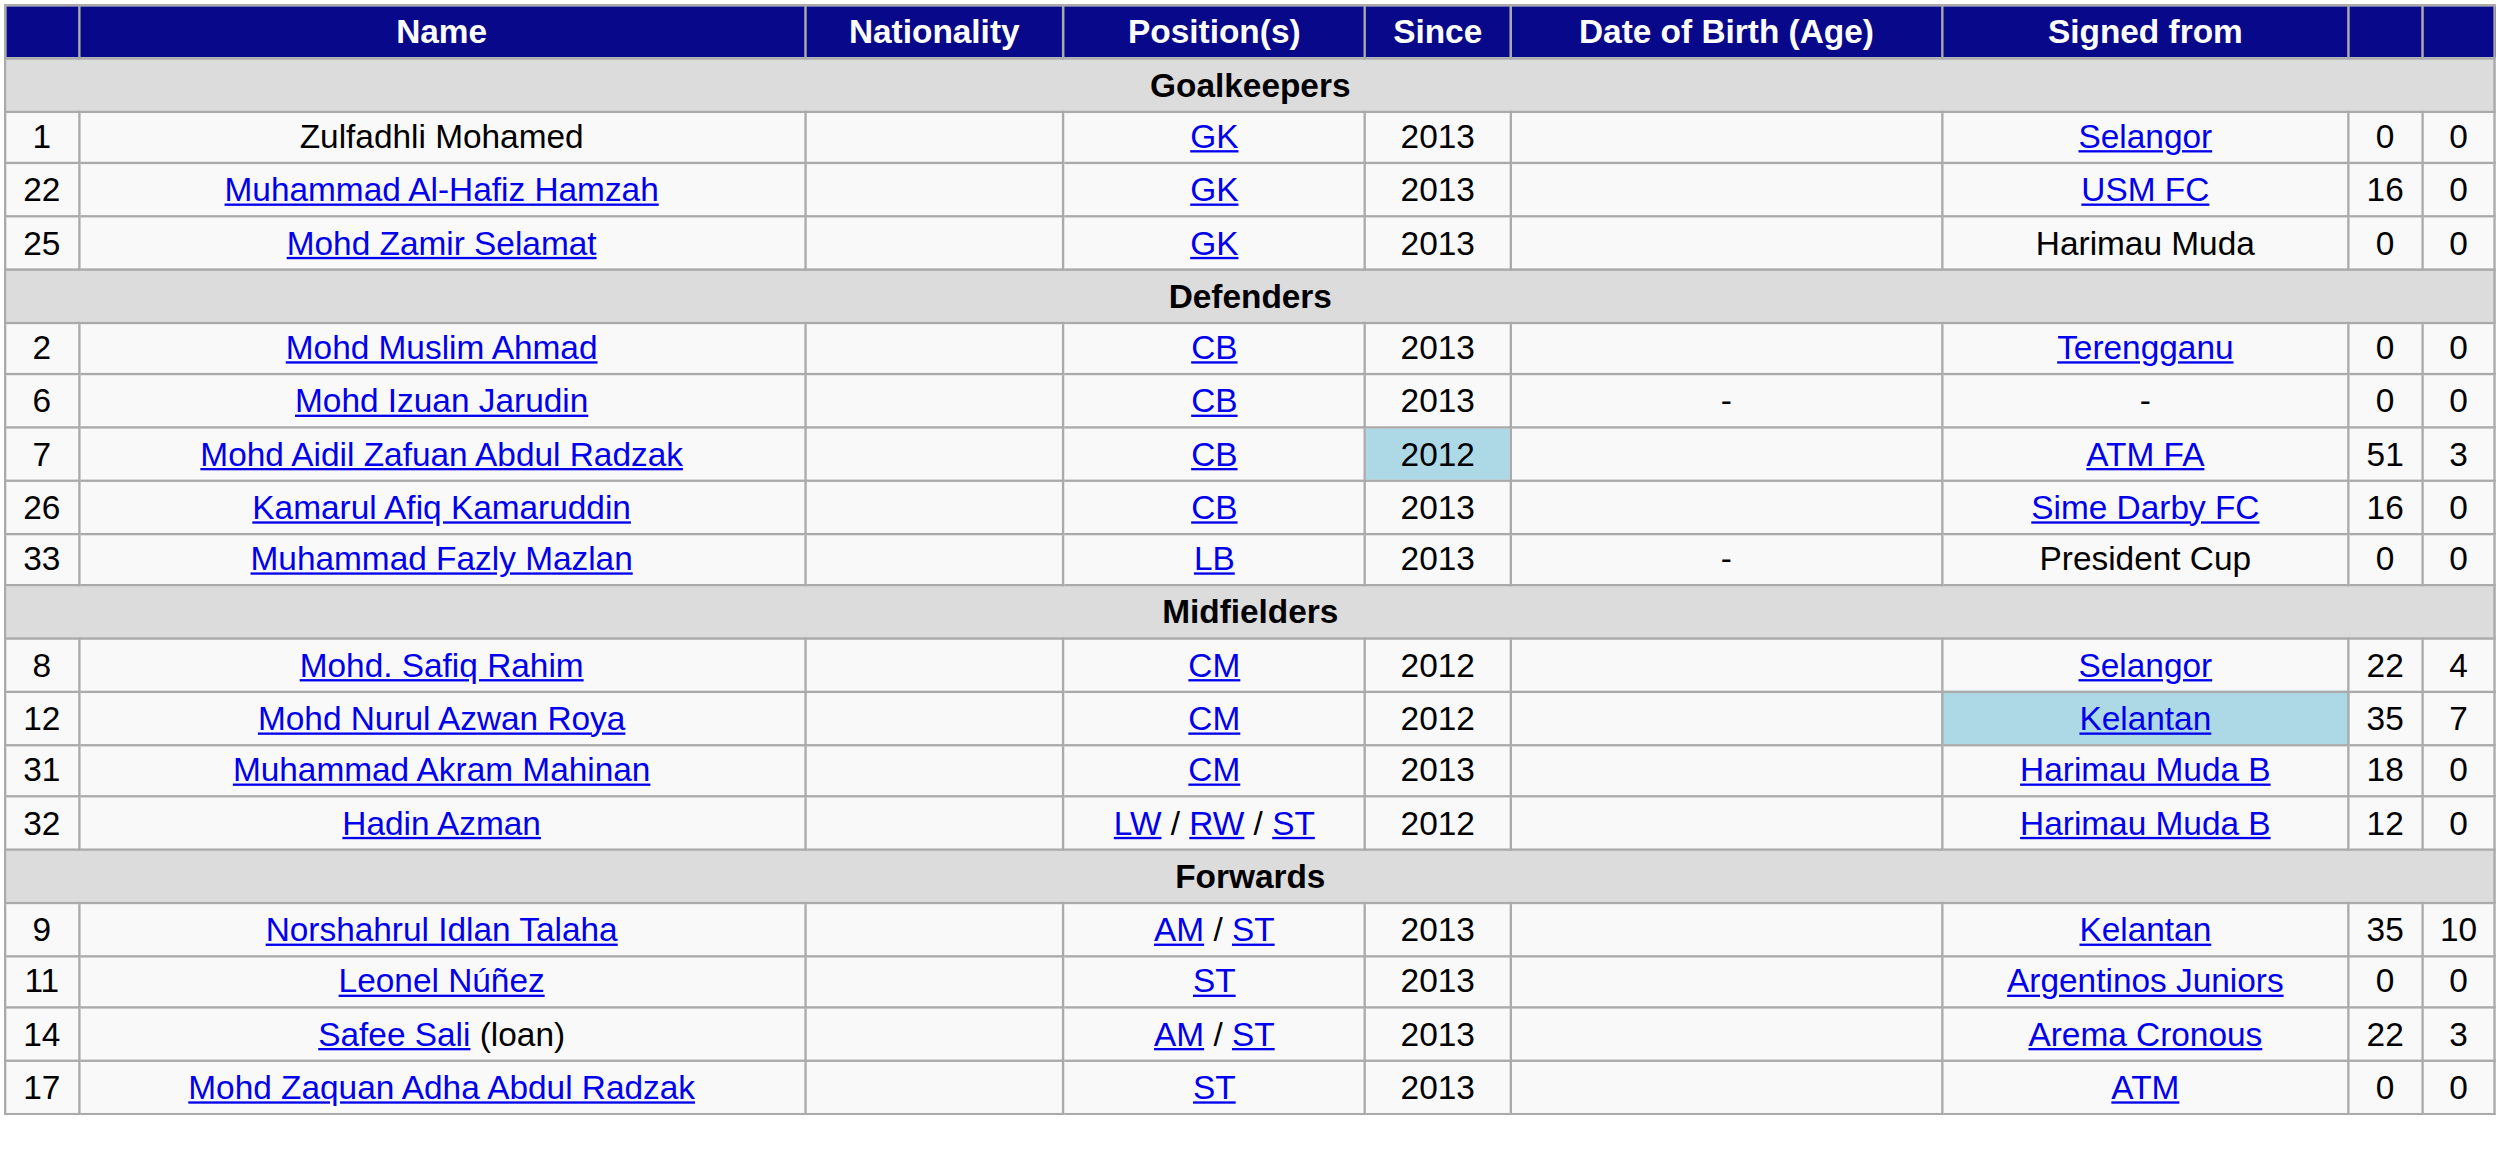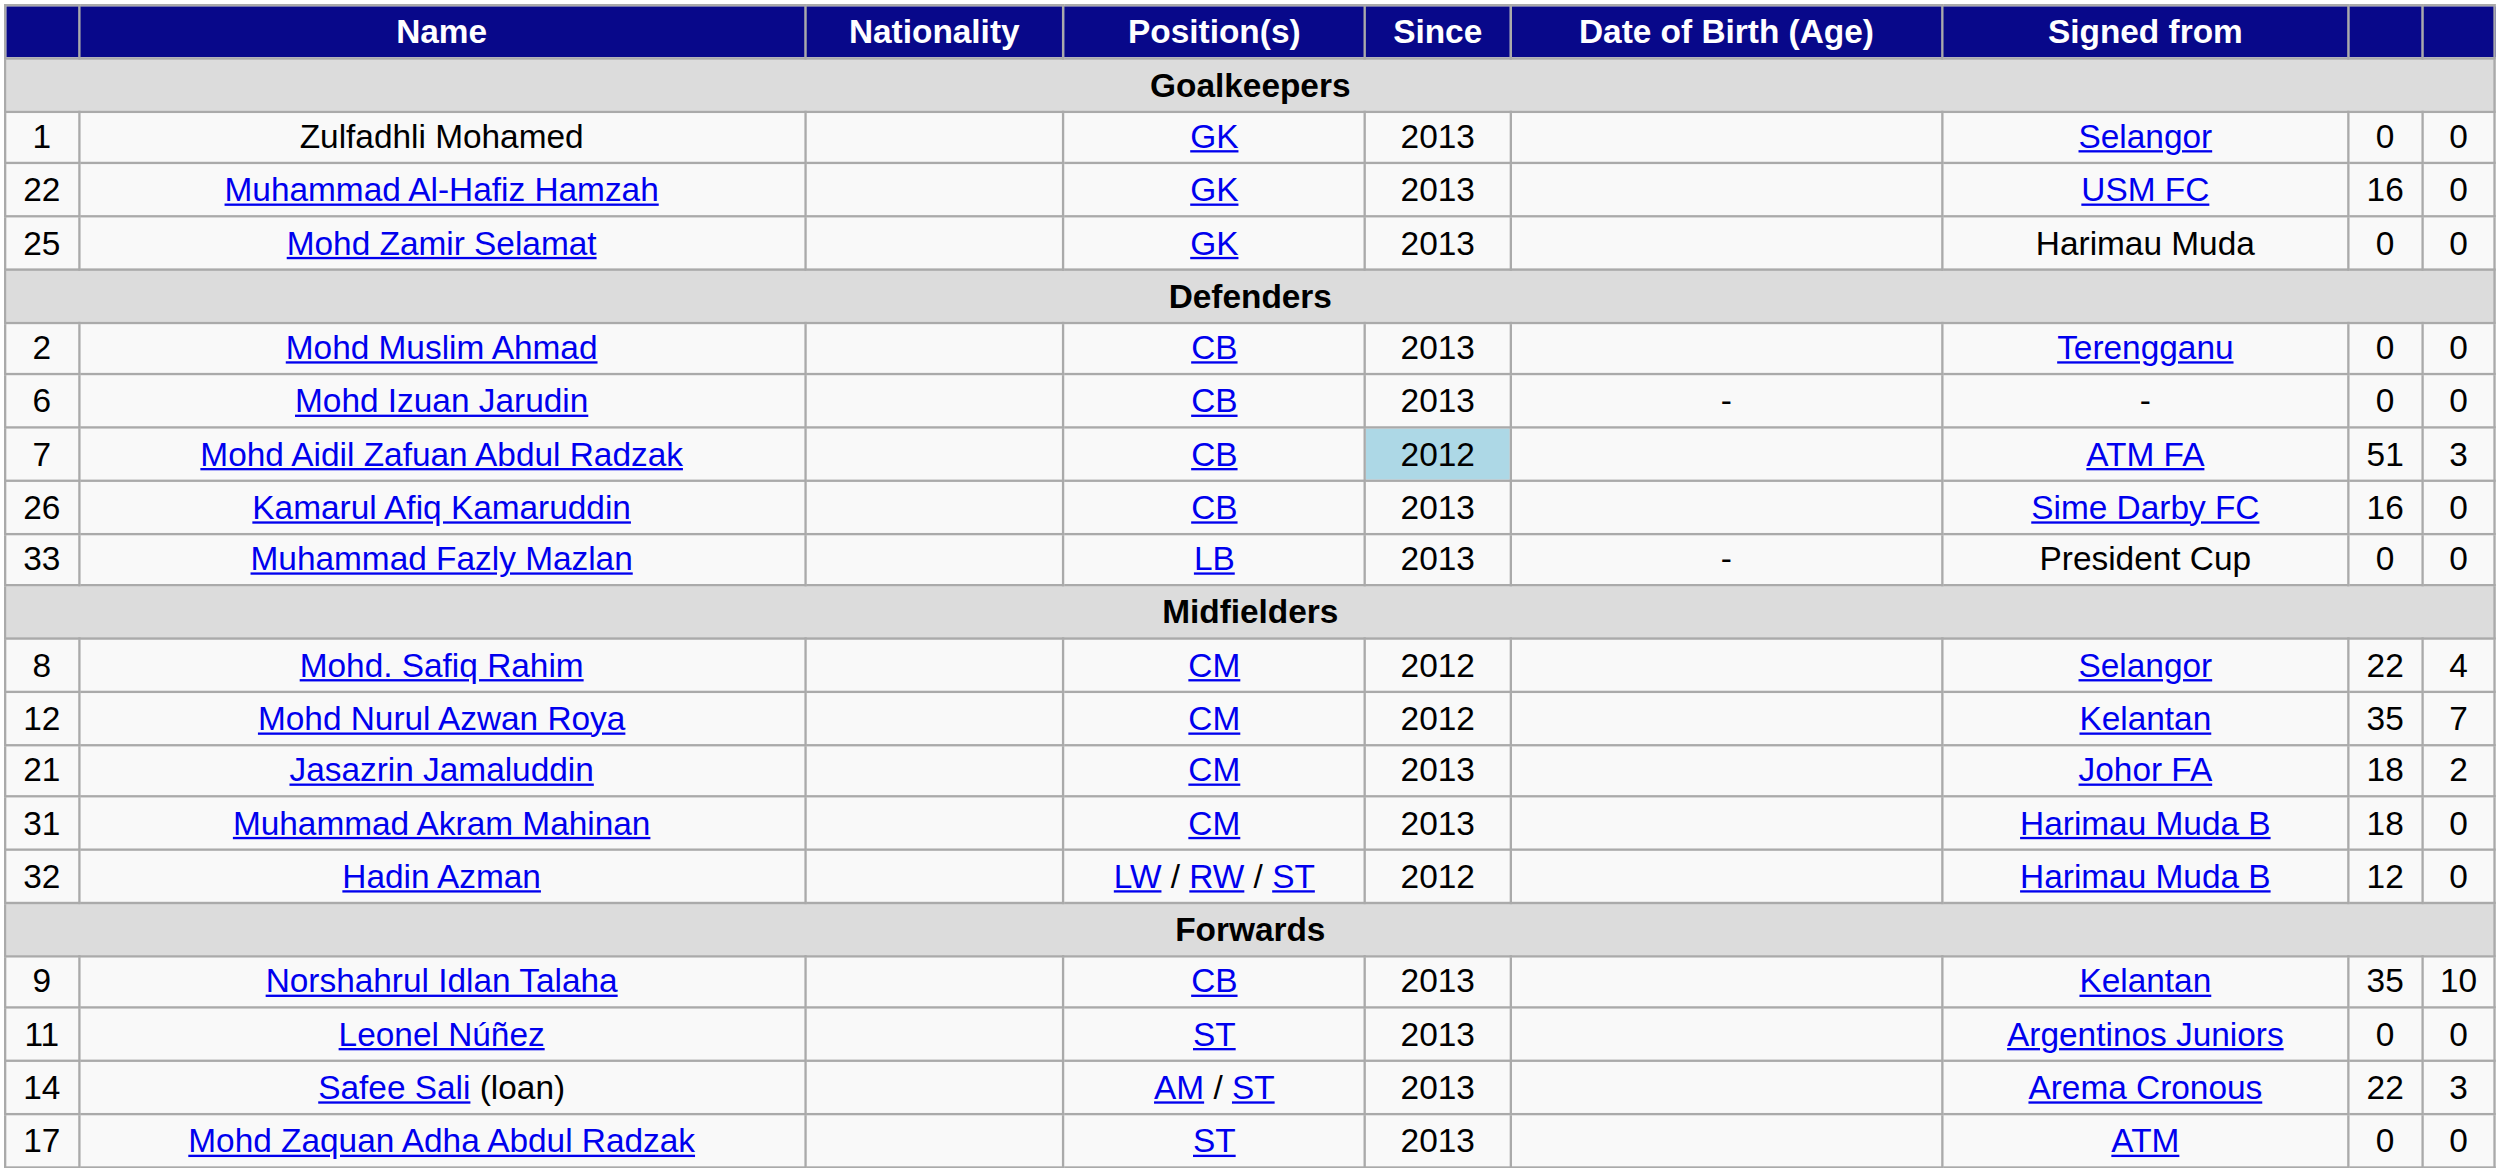(2145, 718) lightblue background -> (2145, 718) no background
+ row: (442, 771)
(1214, 929) AM / ST -> (1214, 982) CB
